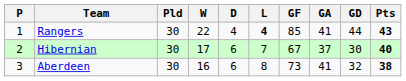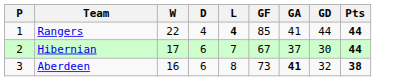- column: (173, 13)
(386, 31) 43 -> (355, 31) 44
(386, 49) 40 -> (355, 49) 44
(325, 67) normal -> (294, 67) bold
